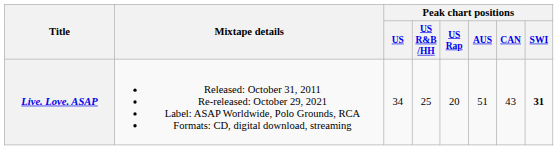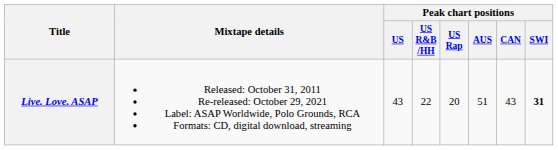(398, 102) 34 -> (398, 102) 43
(426, 102) 25 -> (426, 102) 22
